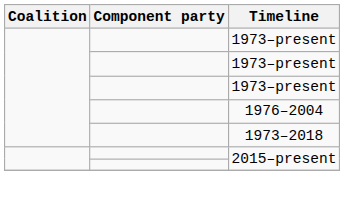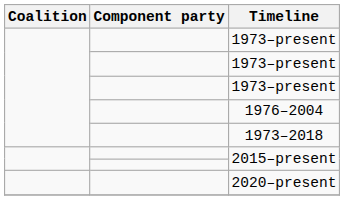+ row: (47, 183)
